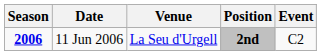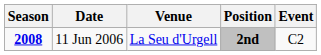(28, 39) 2006 -> (28, 39) 2008
